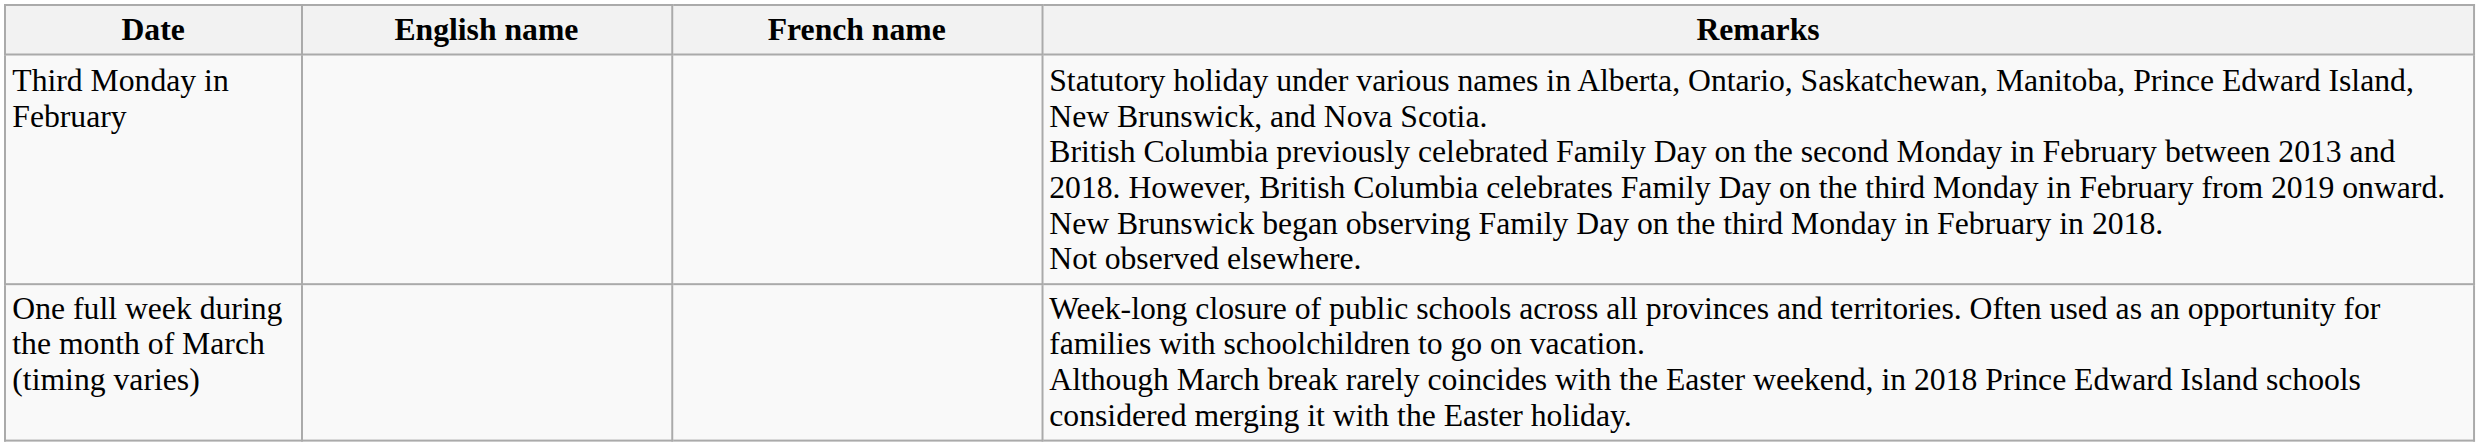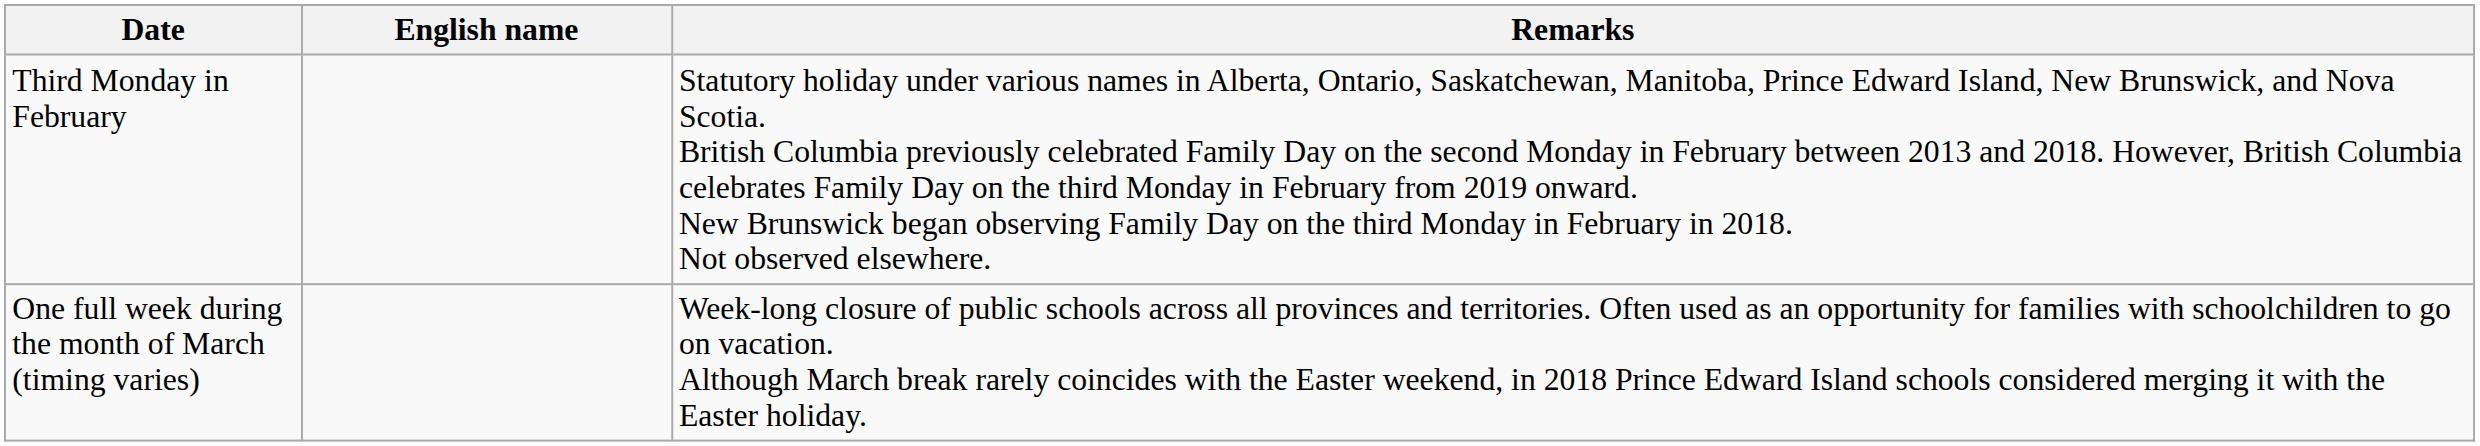- column: (857, 29)
